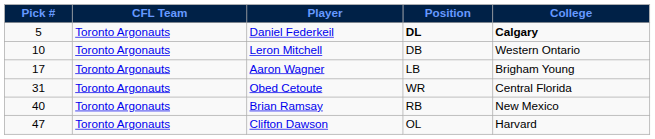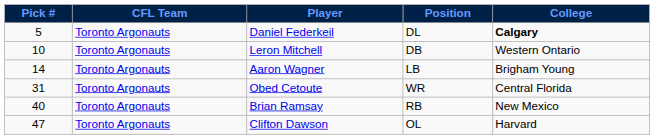(414, 32) bold -> (413, 32) normal
(38, 69) 17 -> (38, 69) 14
